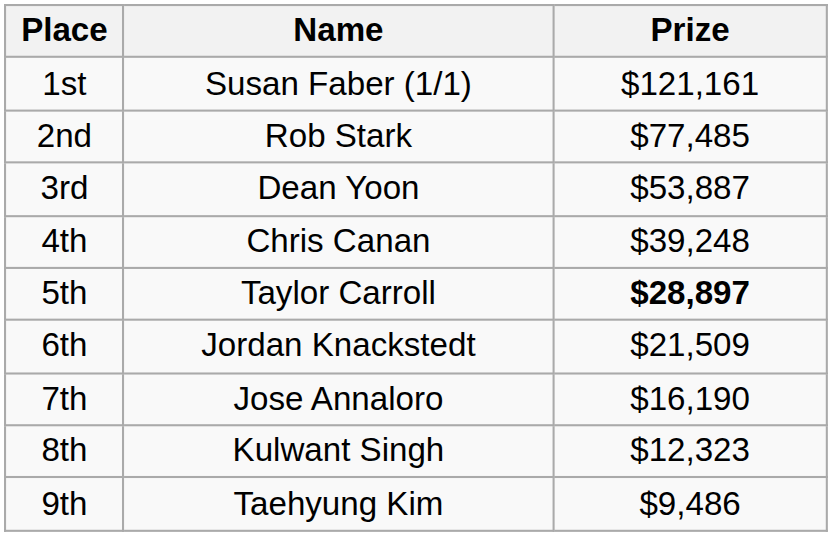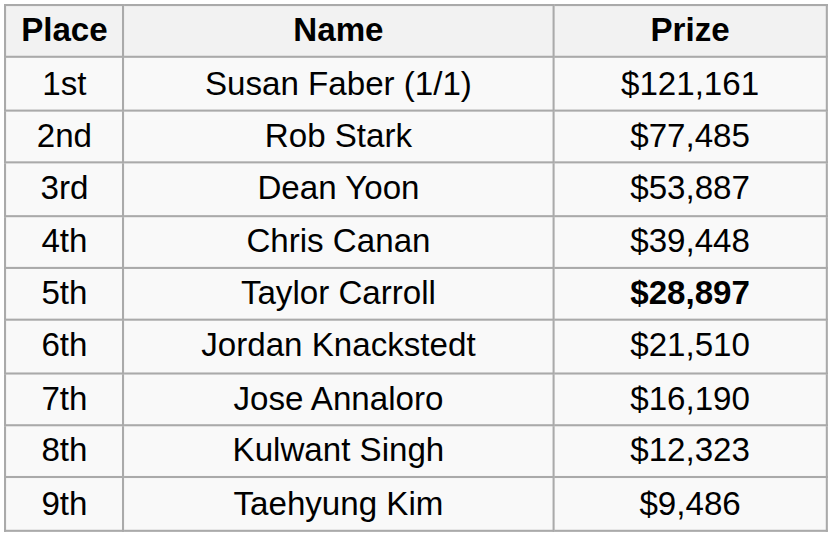(690, 240) $39,248 -> (690, 240) $39,448
(690, 345) $21,509 -> (690, 345) $21,510
